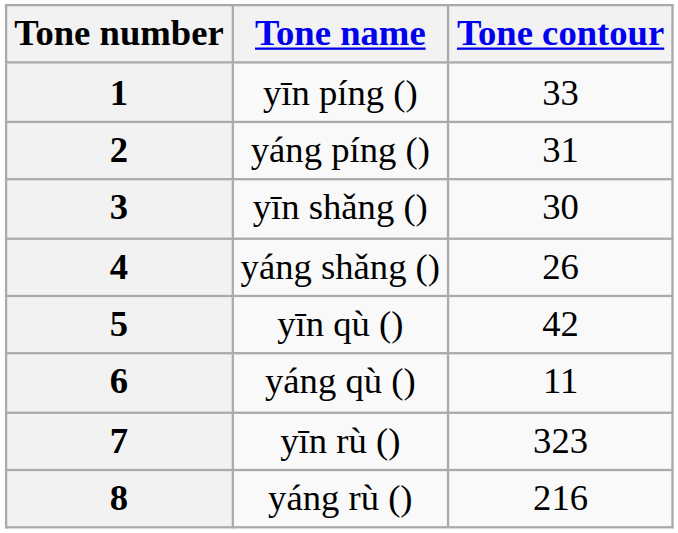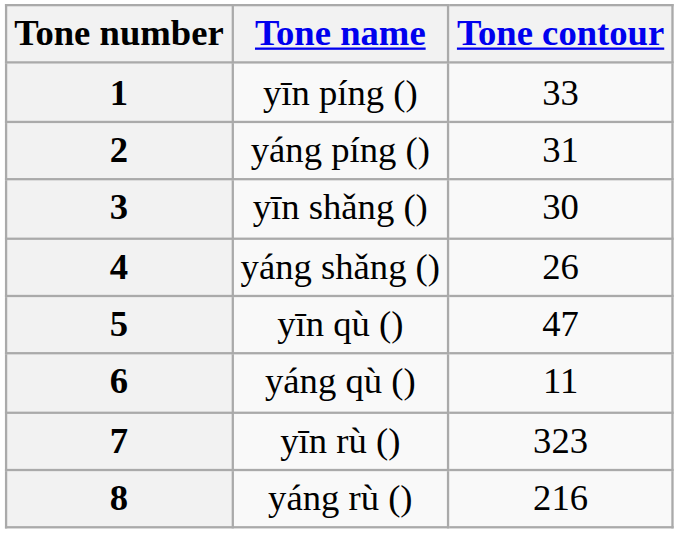(561, 324) 42 -> (561, 324) 47
